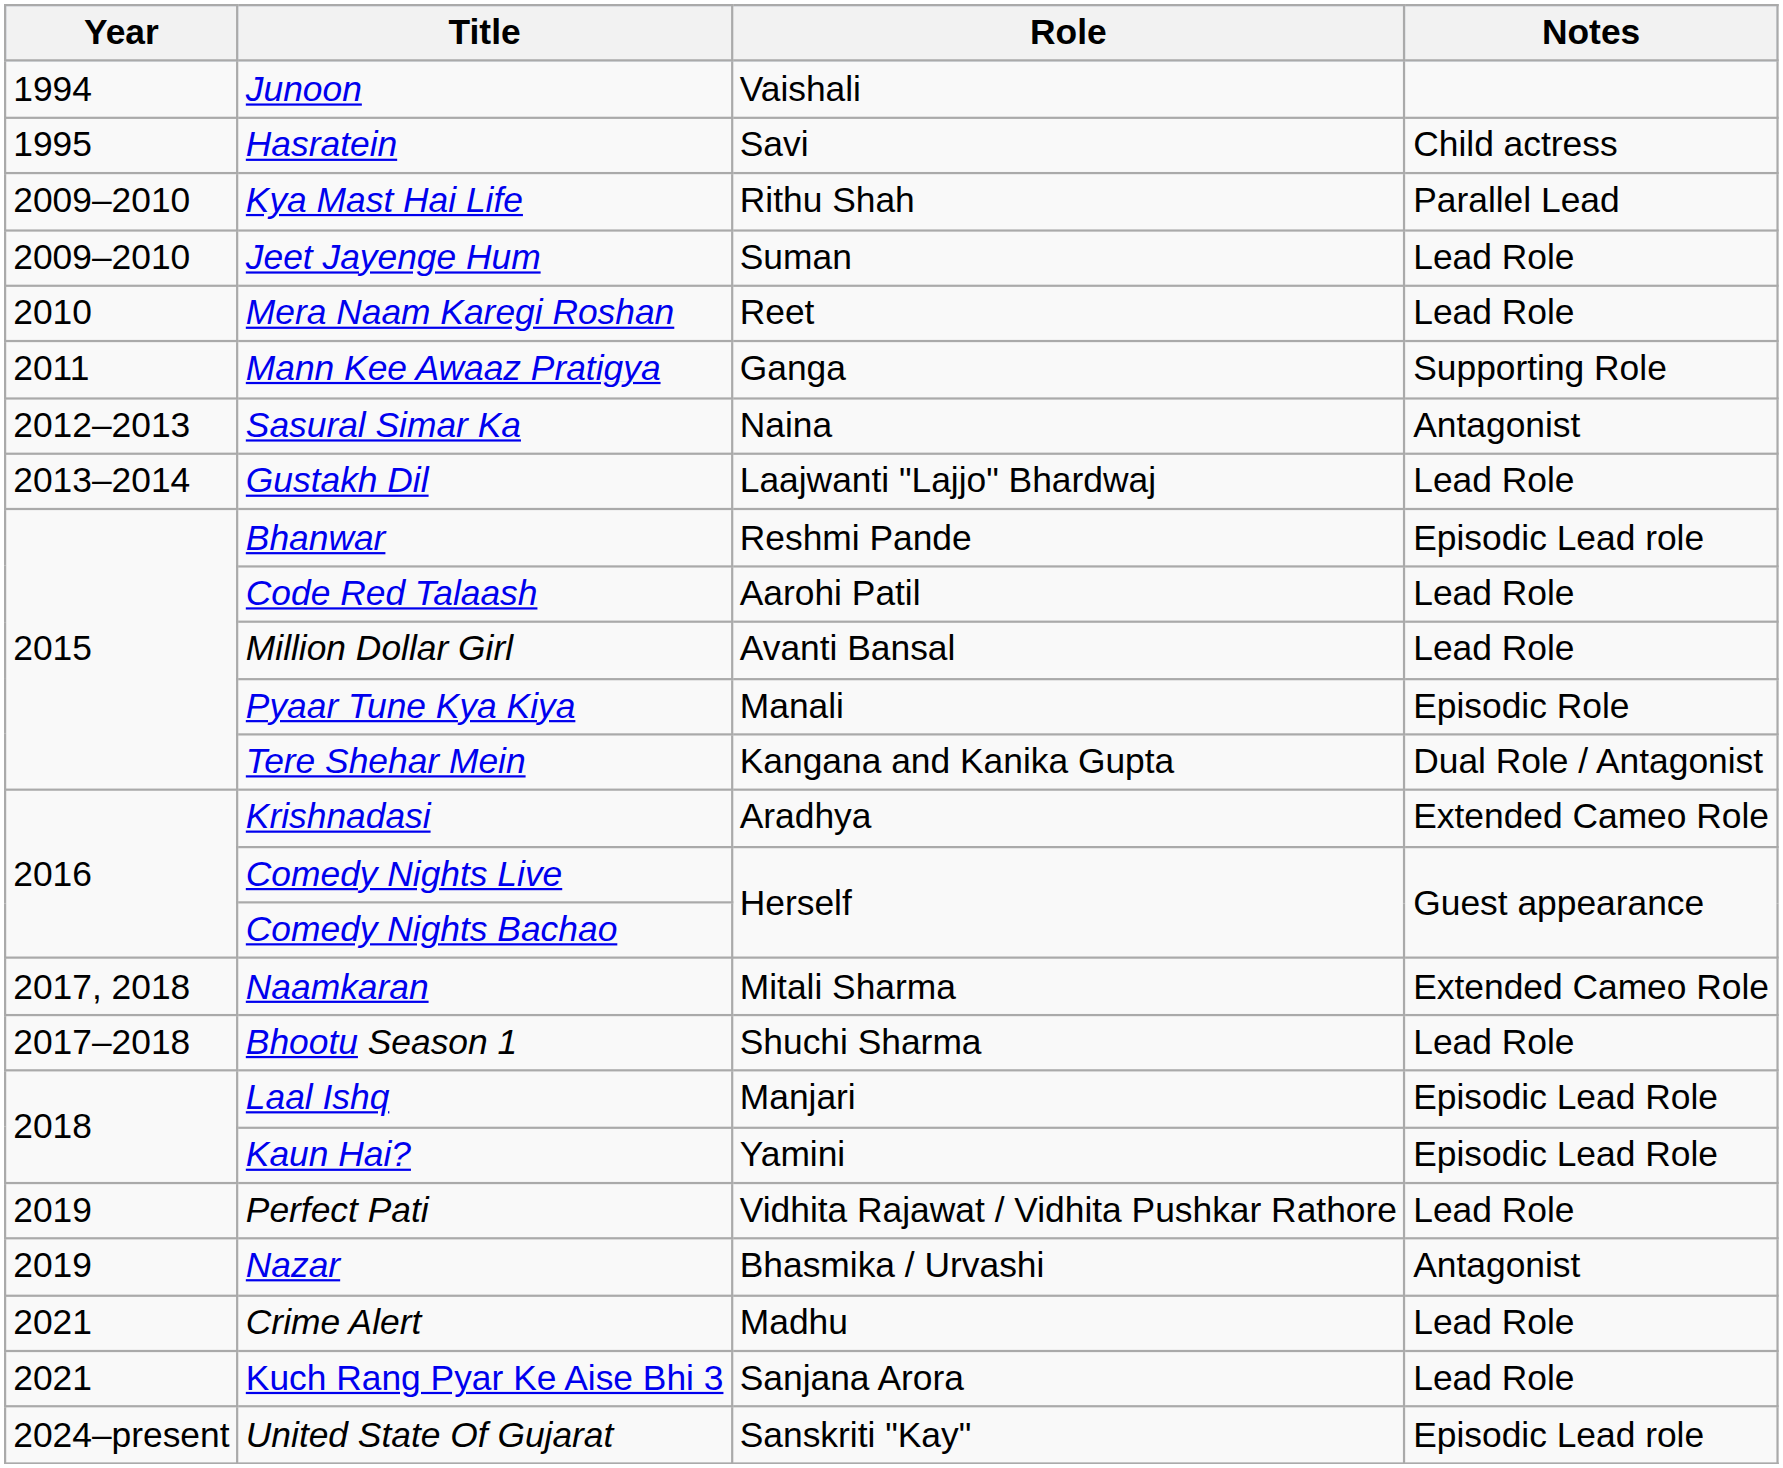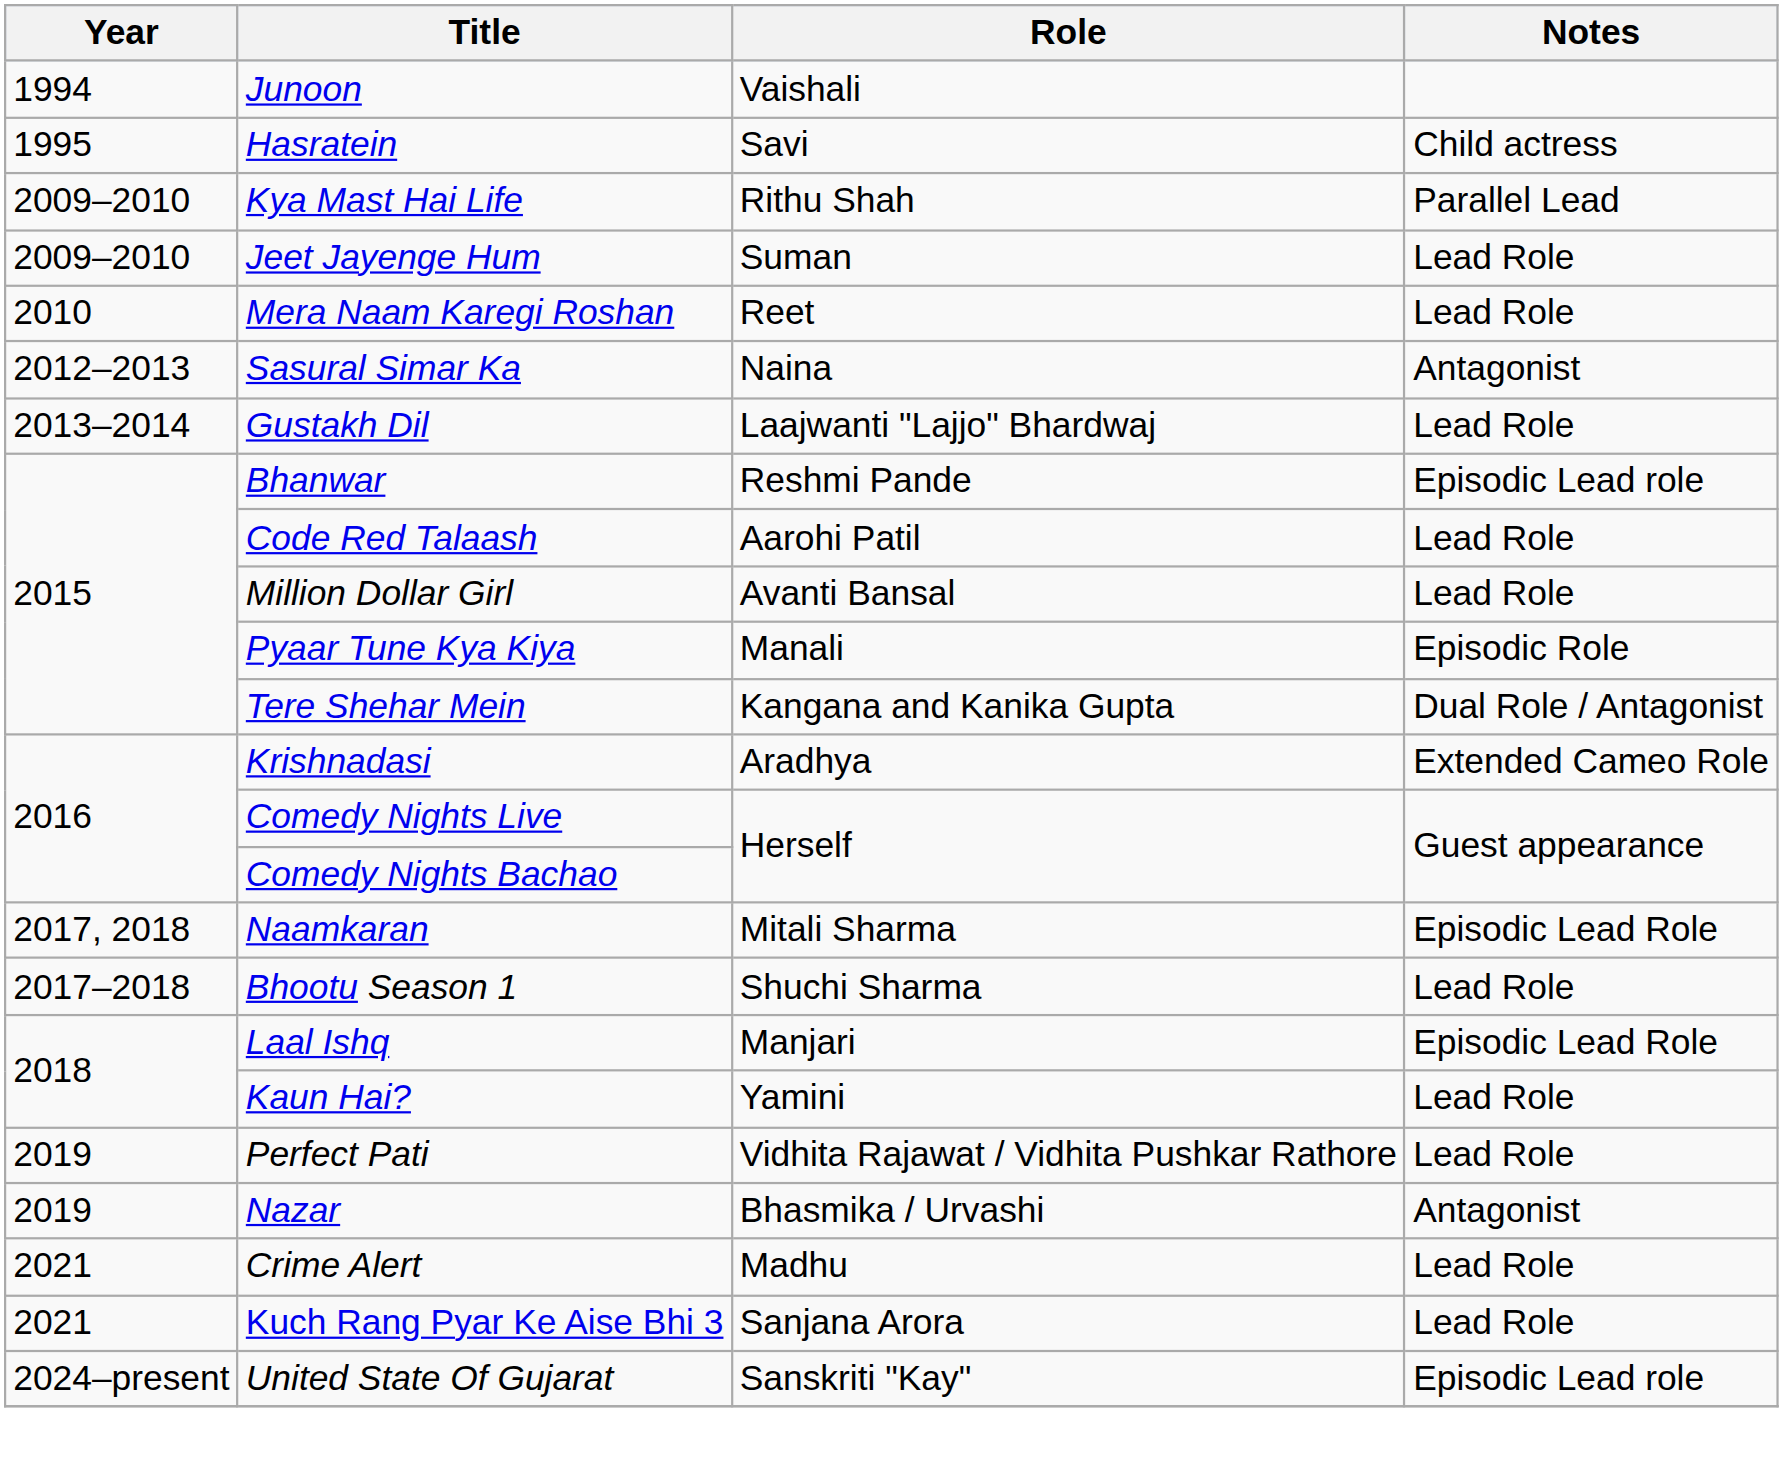- row: (453, 369)
(1591, 985) Extended Cameo Role -> (1566, 929) Episodic Lead Role
(1566, 1154) Episodic Lead Role -> (1494, 1098) Lead Role
